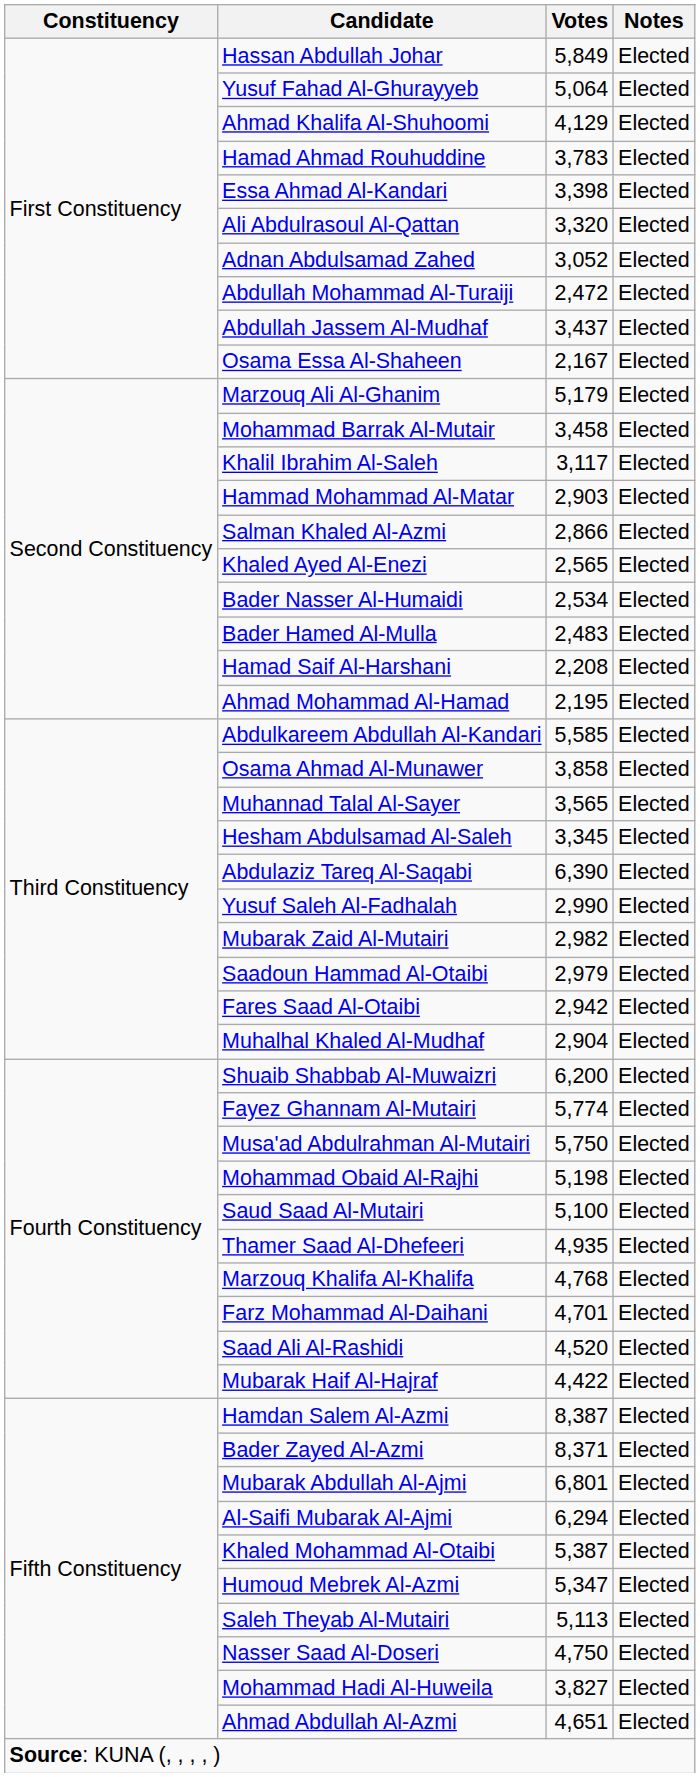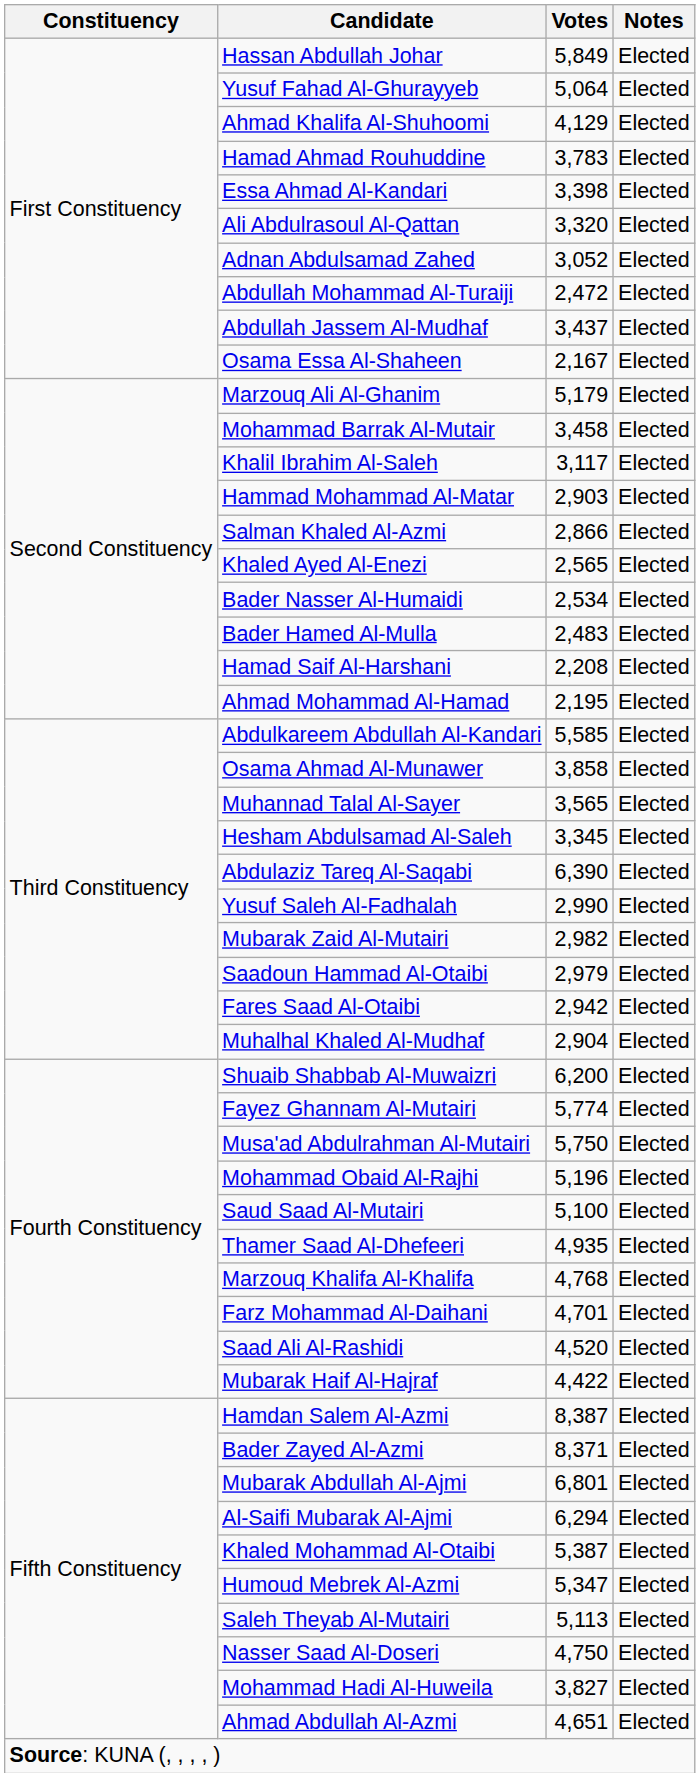(581, 1177) 5,198 -> (581, 1177) 5,196
